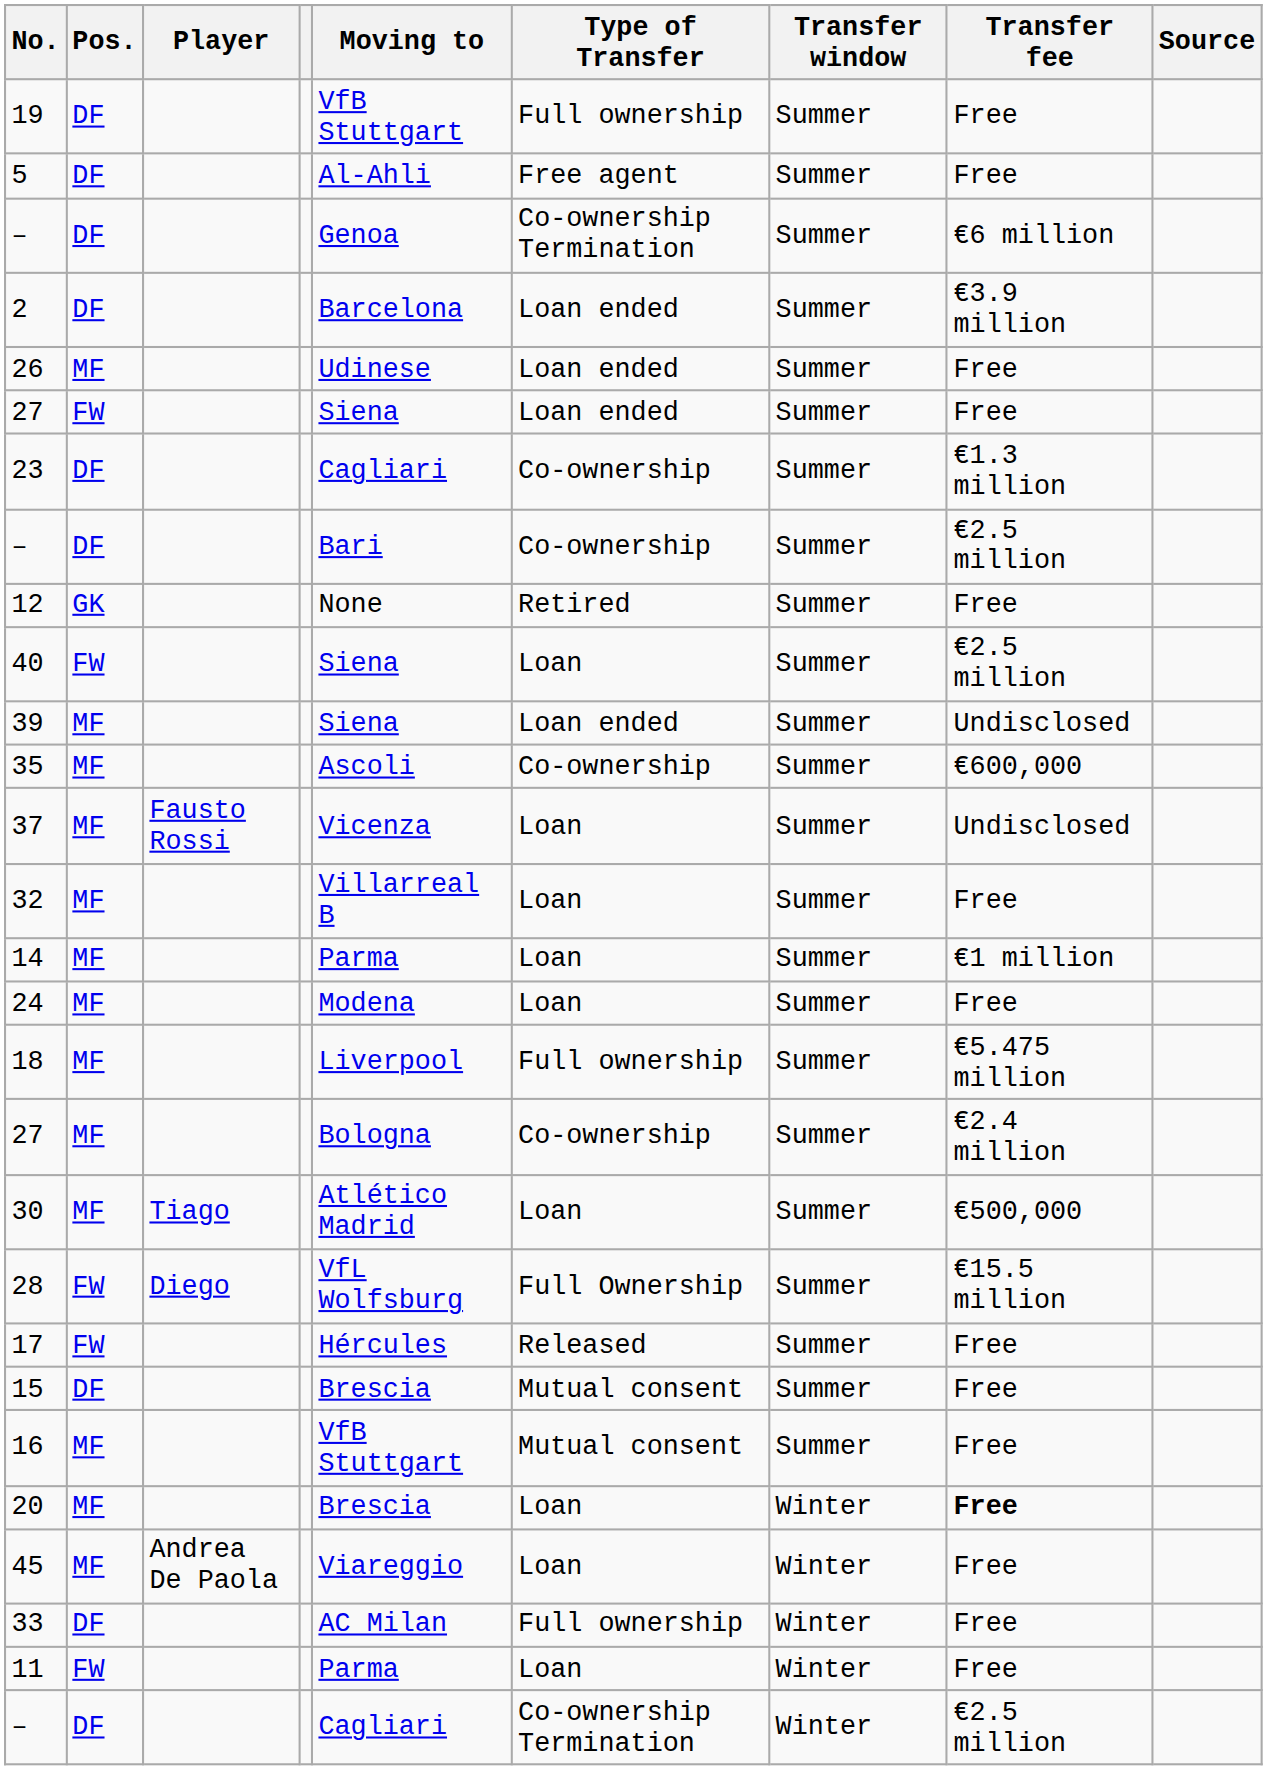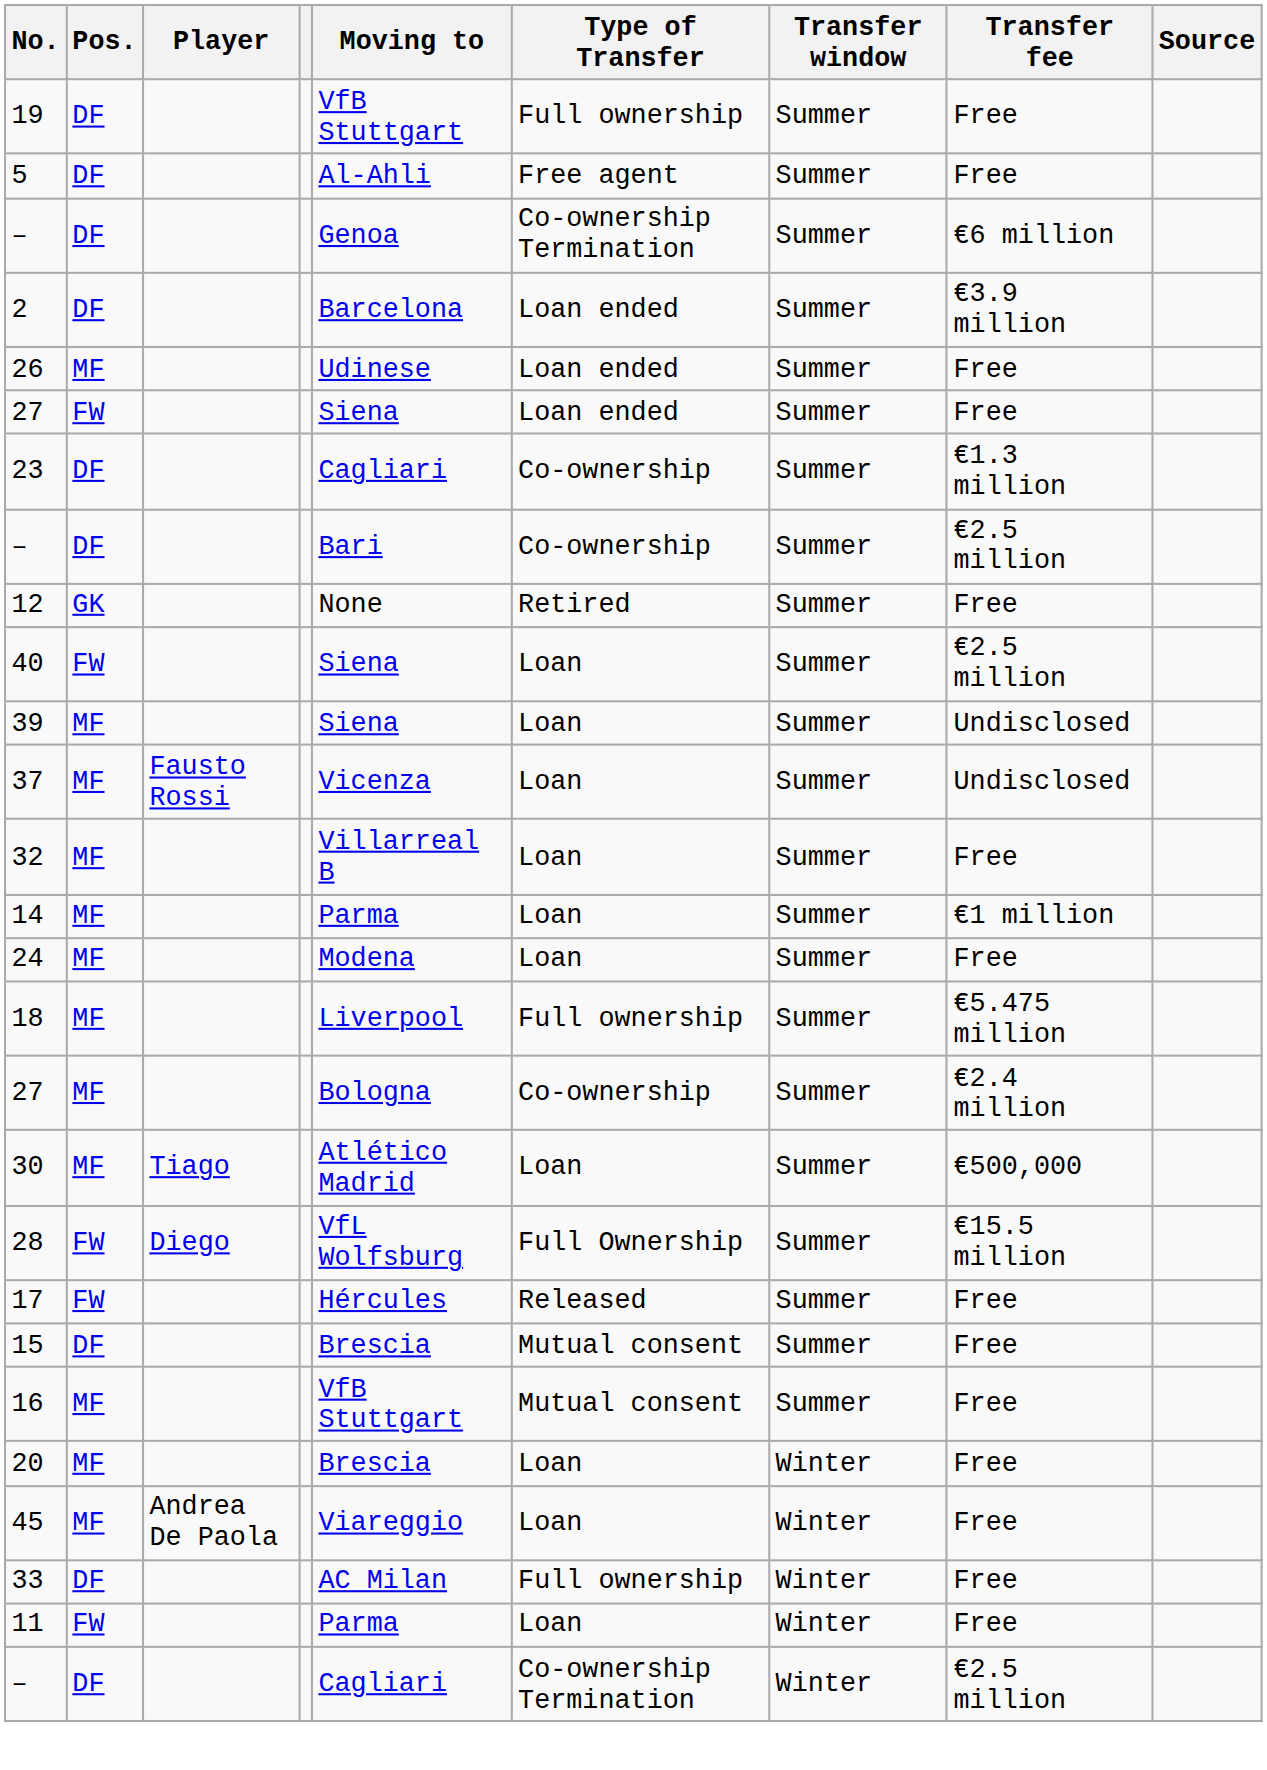(598, 723) Loan ended -> (550, 723) Loan
- row: (27, 767)
(986, 1507) bold -> (986, 1463) normal
